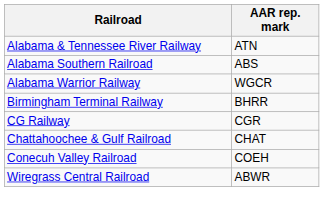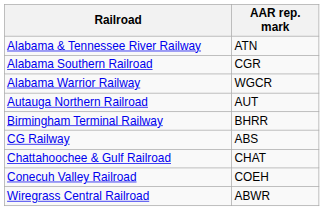(246, 64) ABS -> (248, 64) CGR
+ row: (78, 102)
(248, 121) CGR -> (246, 139) ABS
